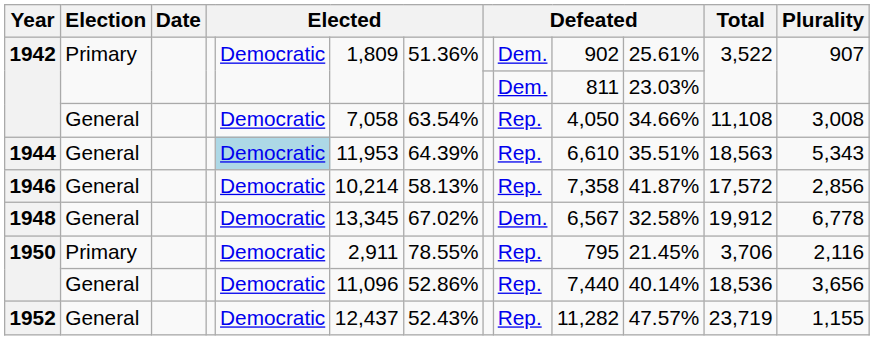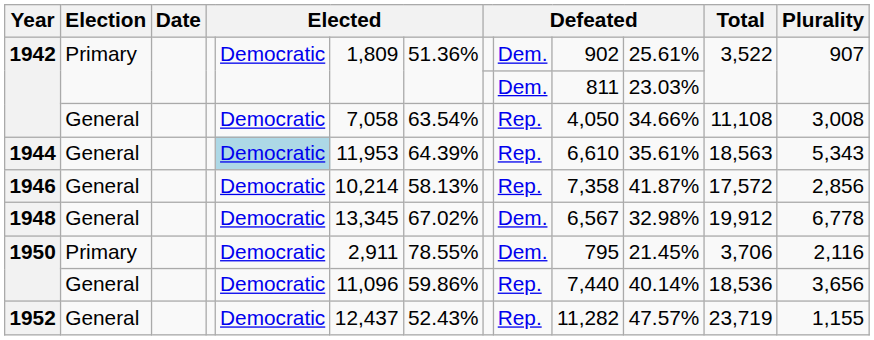(664, 152) 35.51% -> (664, 152) 35.61%
(664, 218) 32.58% -> (664, 218) 32.98%
(520, 251) Rep. -> (523, 251) Dem.
(443, 284) 52.86% -> (443, 284) 59.86%
